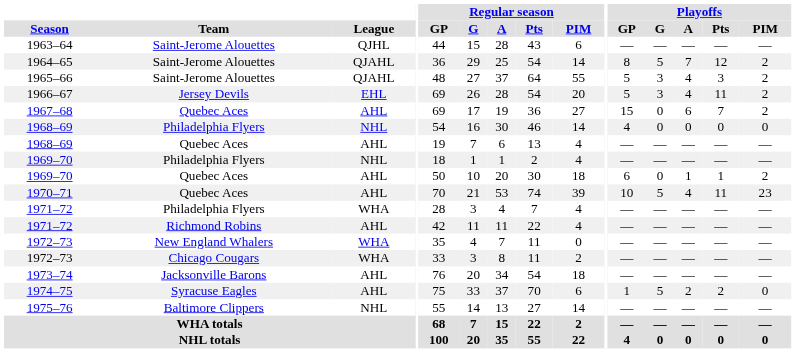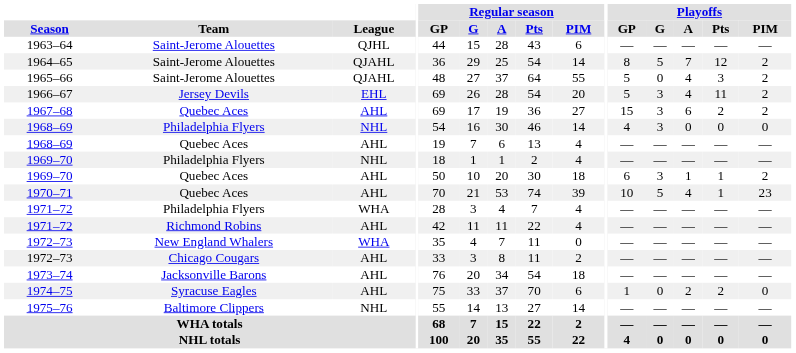(660, 77) 3 -> (660, 77) 0
(660, 110) 0 -> (660, 110) 3
(721, 110) 7 -> (721, 110) 2
(660, 127) 0 -> (660, 127) 3
(660, 176) 0 -> (660, 176) 3
(721, 192) 11 -> (721, 192) 1
(374, 258) WHA -> (374, 258) AHL
(660, 291) 5 -> (660, 291) 0
